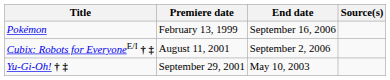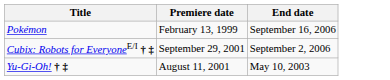- column: (362, 13)
(194, 48) August 11, 2001 -> (202, 48) September 29, 2001
(202, 66) September 29, 2001 -> (194, 66) August 11, 2001
